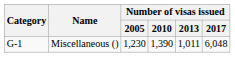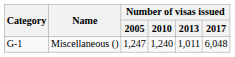(134, 44) 1,230 -> (134, 44) 1,247
(162, 44) 1,390 -> (162, 44) 1,240
